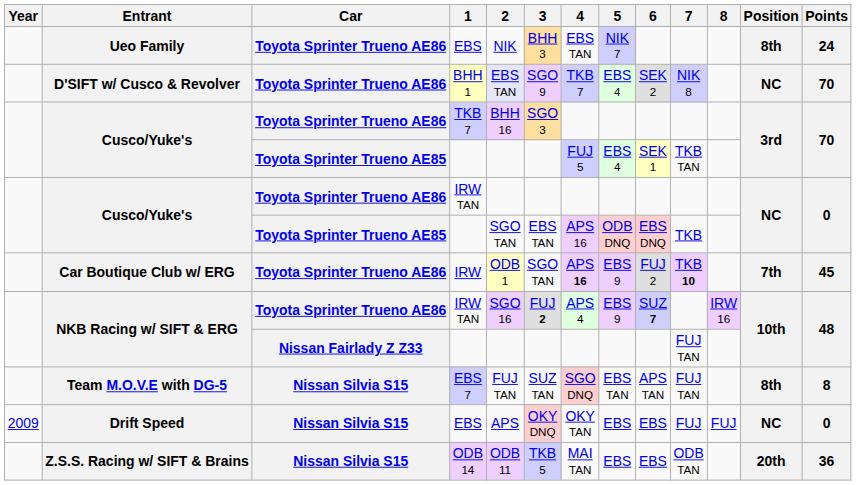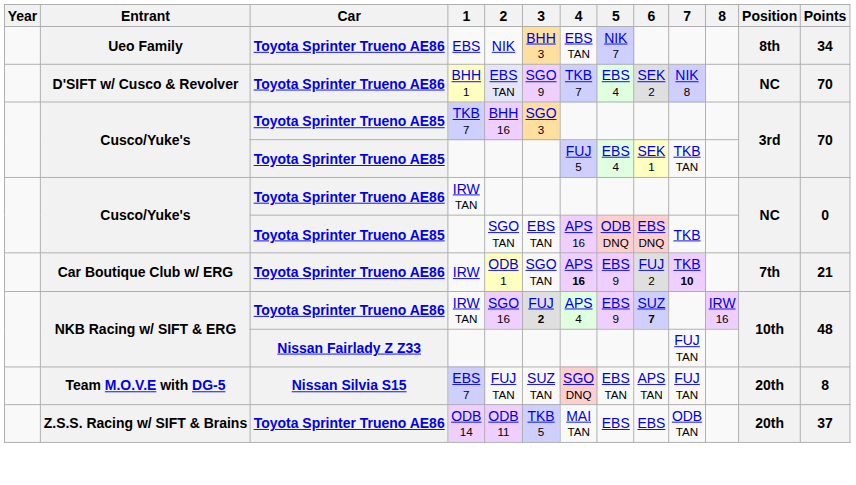(827, 46) 24 -> (825, 46) 34
(351, 121) Toyota Sprinter Trueno AE86 -> (349, 121) Toyota Sprinter Trueno AE85
(827, 272) 45 -> (825, 272) 21
(771, 386) 8th -> (770, 386) 20th
- row: (147, 423)
(351, 461) Nissan Silvia S15 -> (349, 423) Toyota Sprinter Trueno AE86
(827, 461) 36 -> (825, 423) 37
